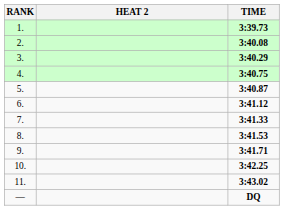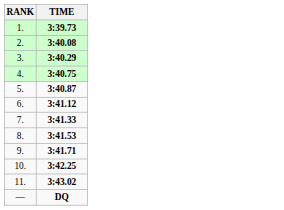- column: (132, 12)
